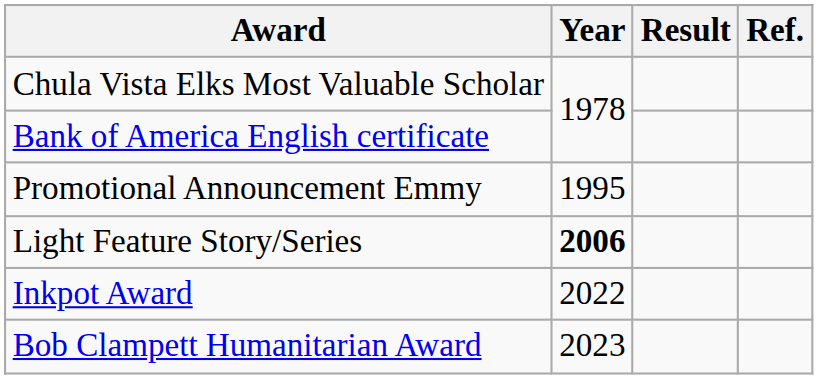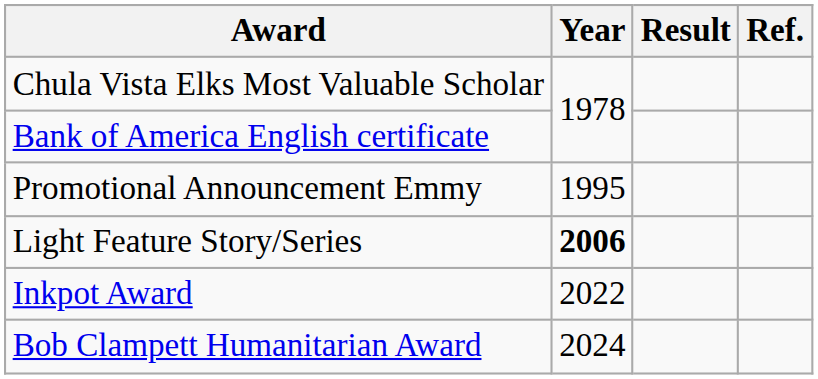(592, 345) 2023 -> (592, 345) 2024
